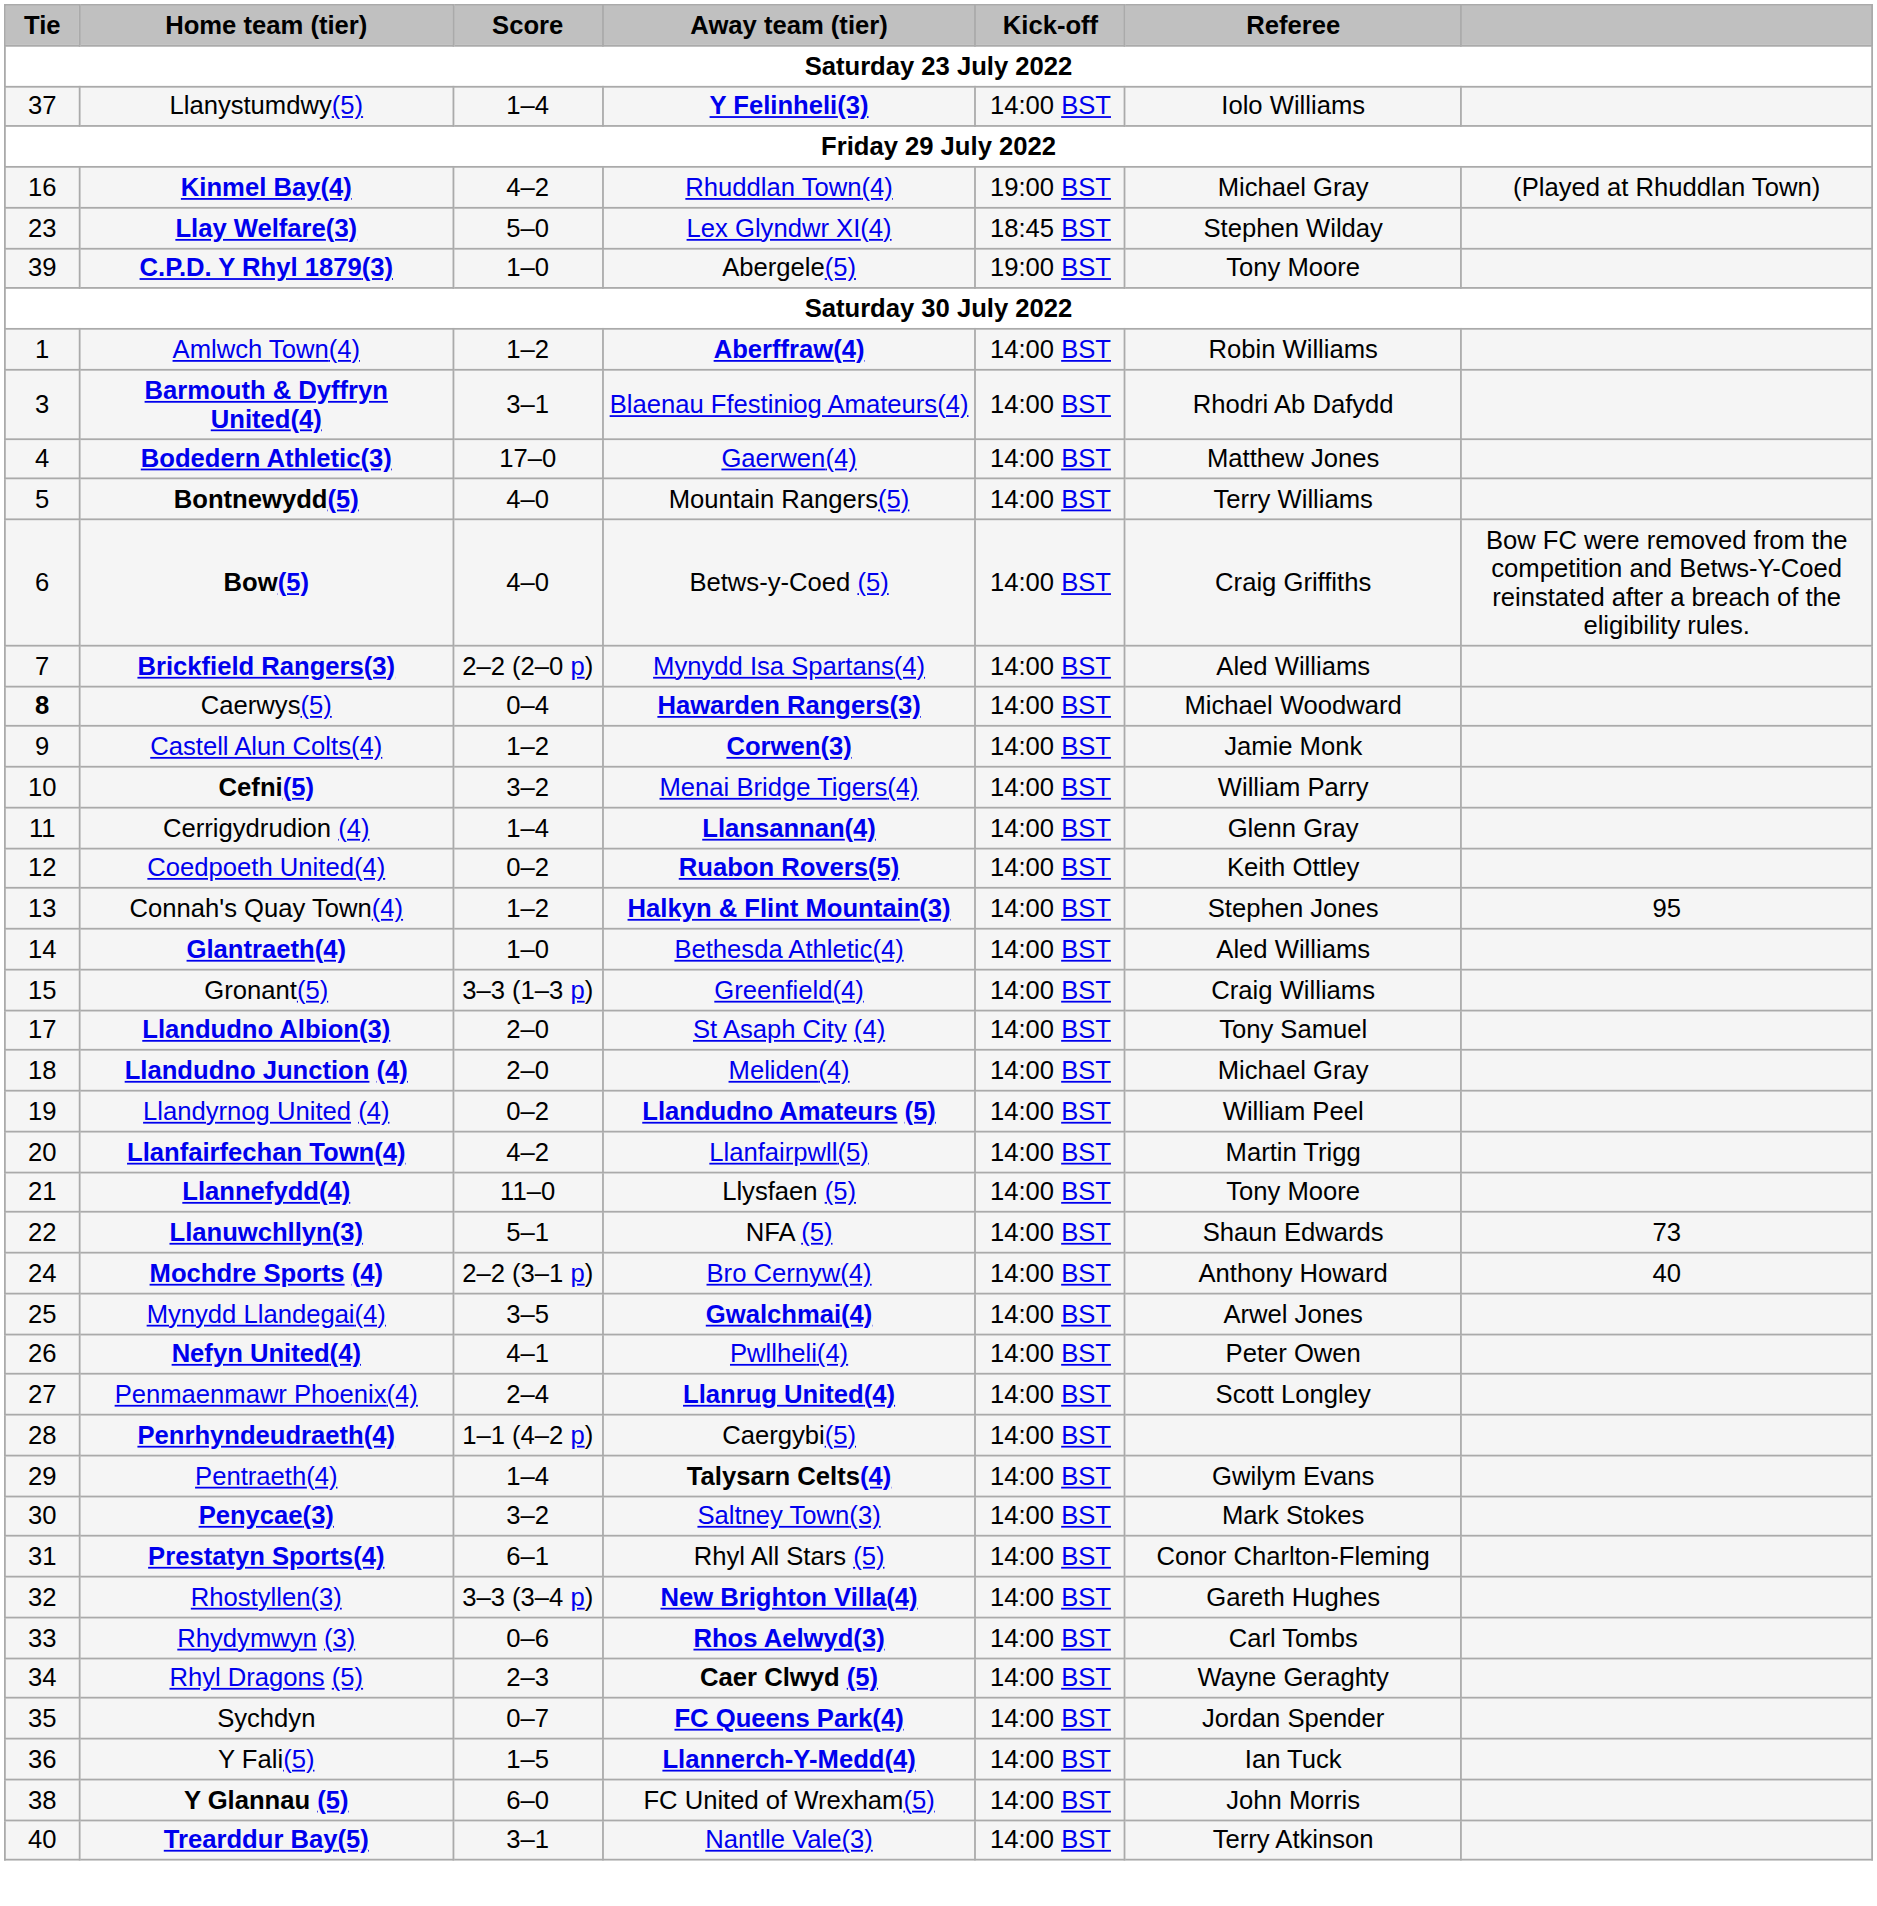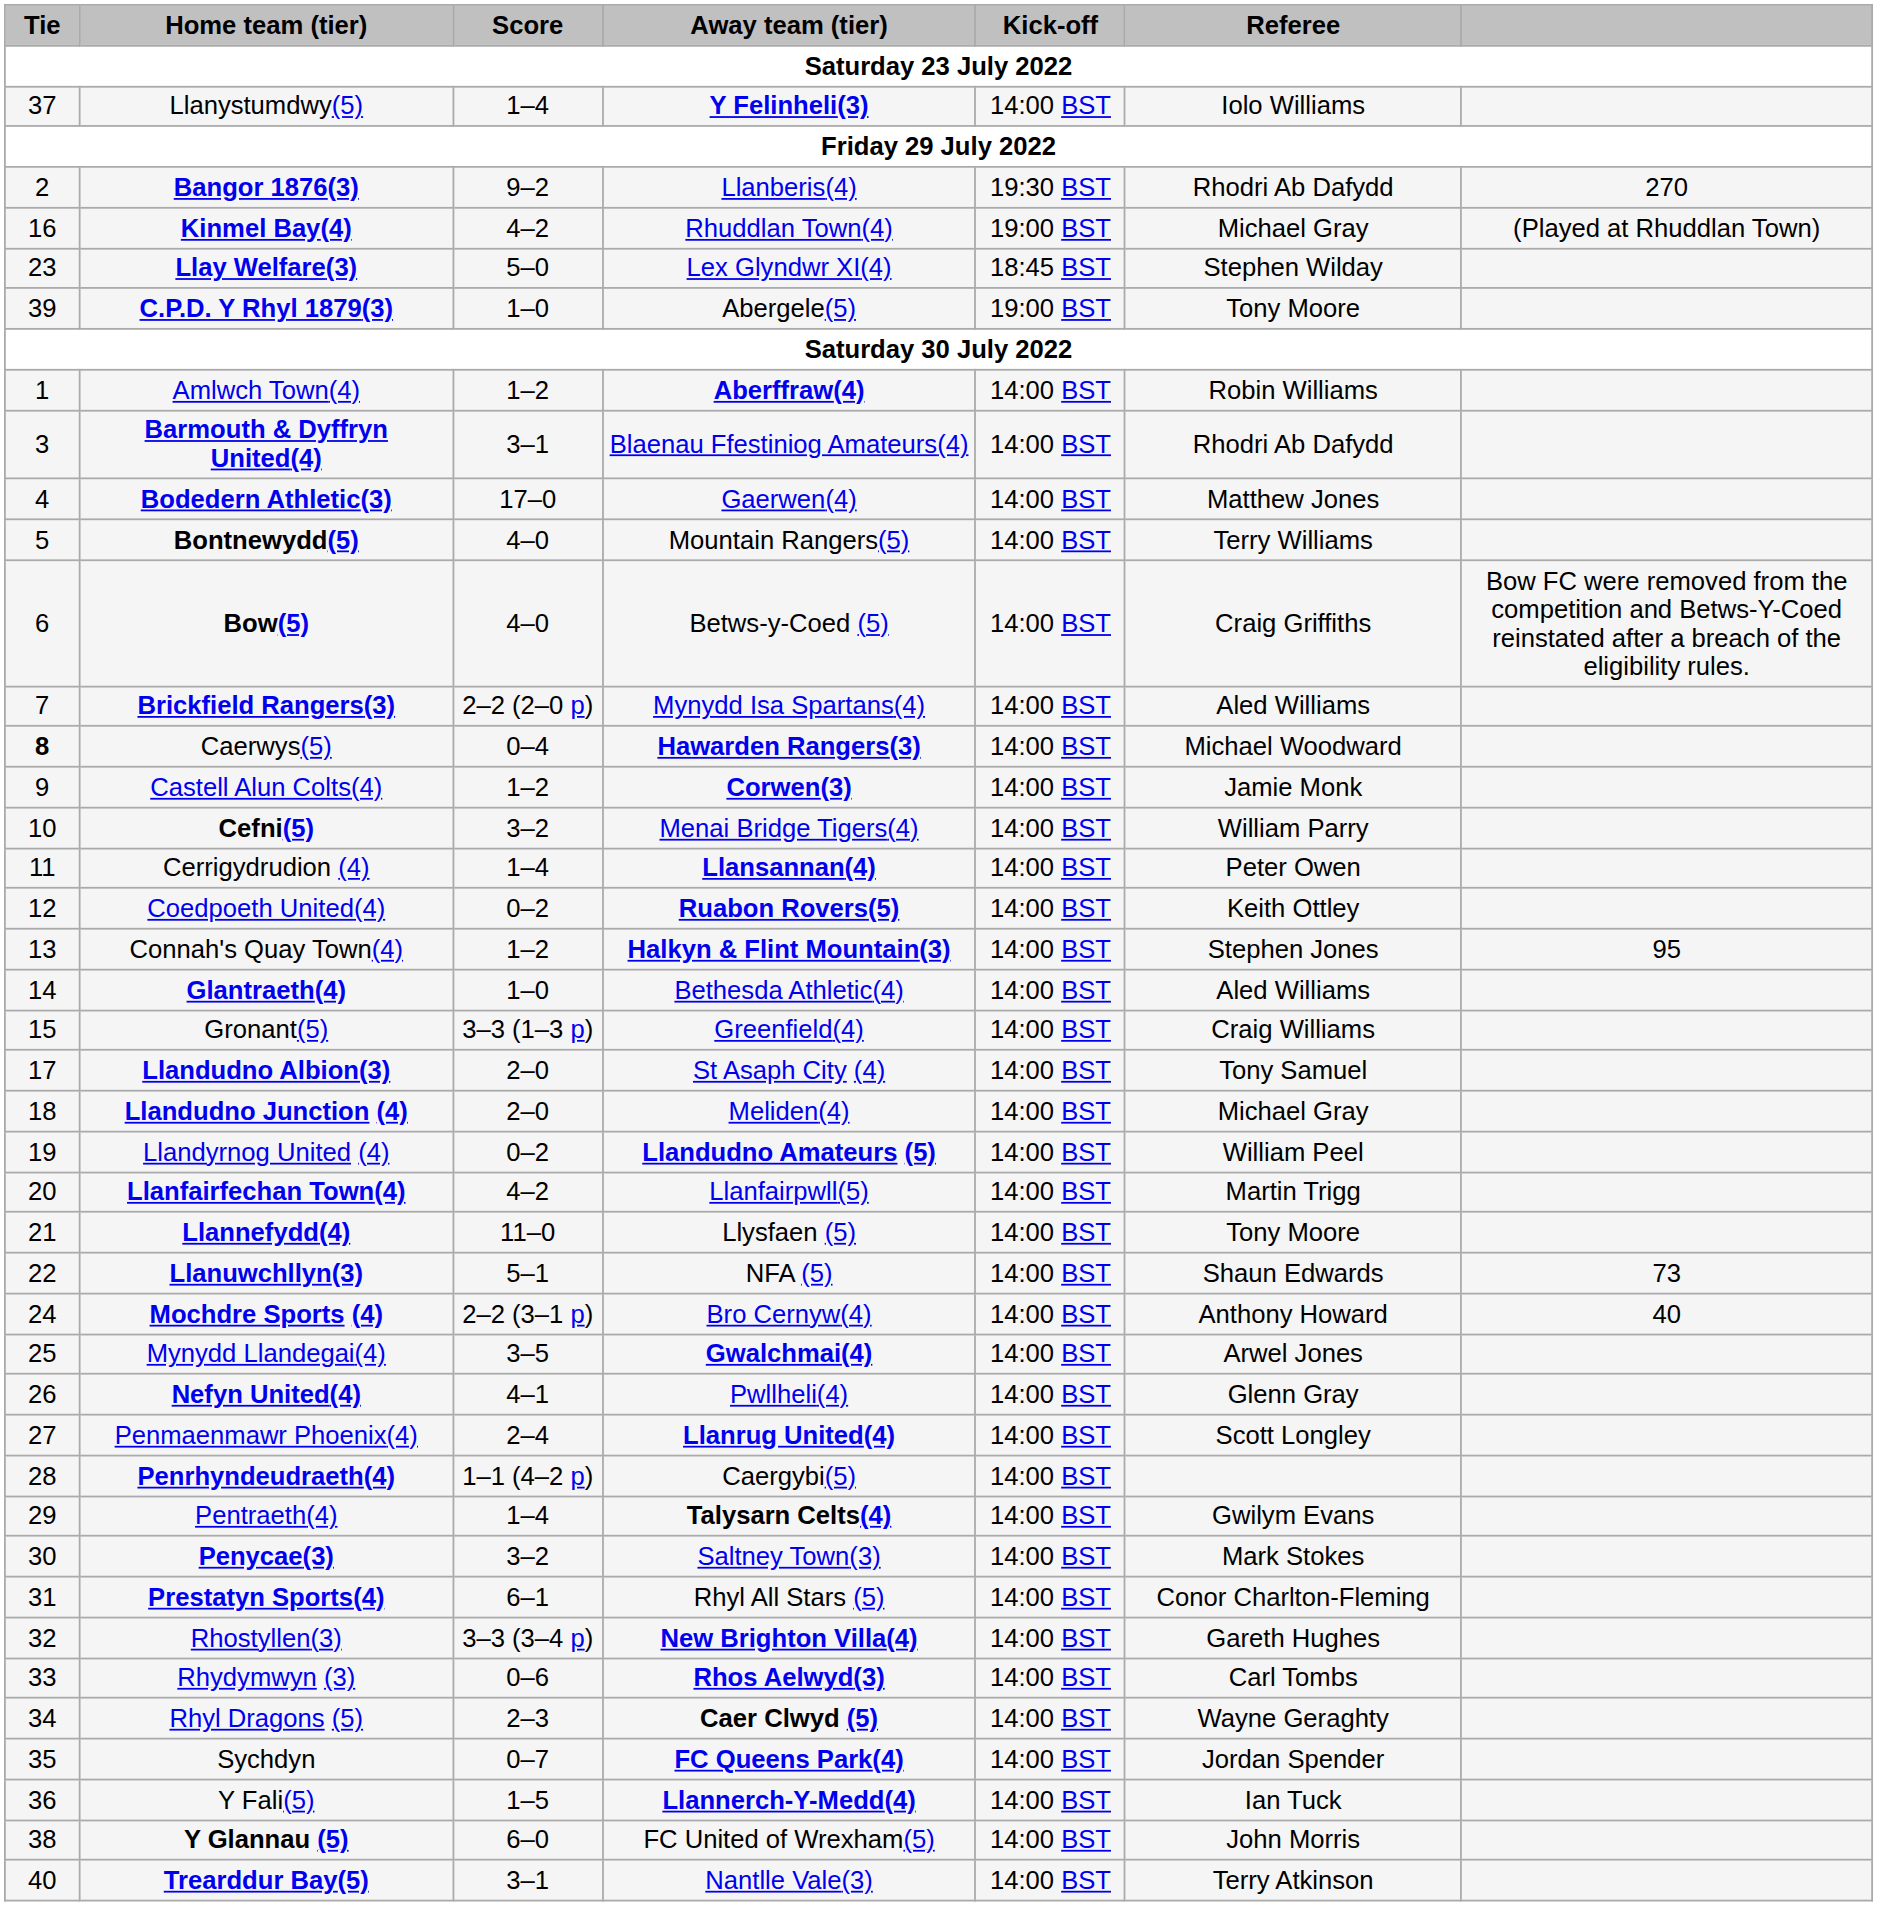+ row: (266, 188)
(1293, 828) Glenn Gray -> (1293, 868) Peter Owen
(1293, 1354) Peter Owen -> (1293, 1395) Glenn Gray
